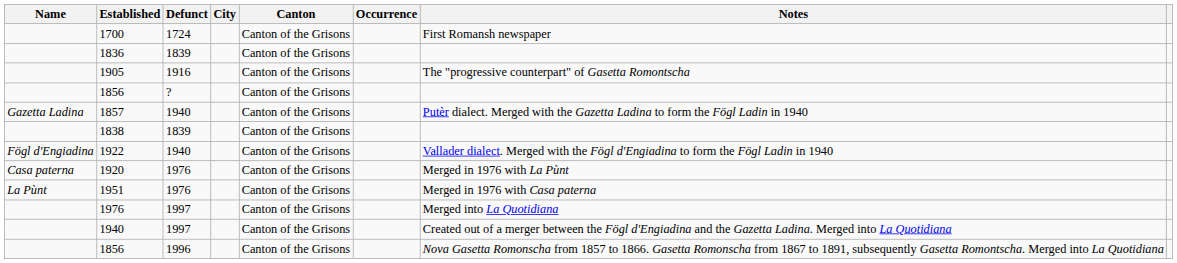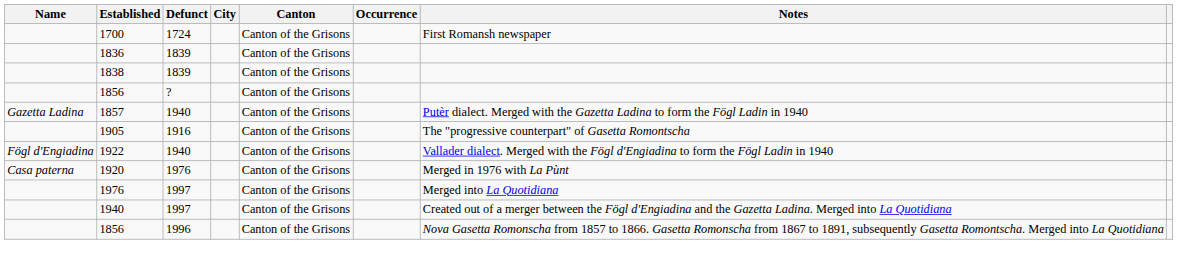rows swapped: (112, 131) <-> (112, 72)
- row: (112, 190)
